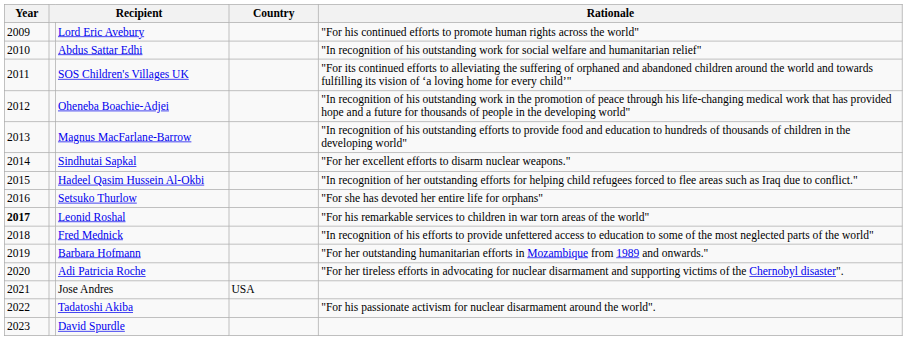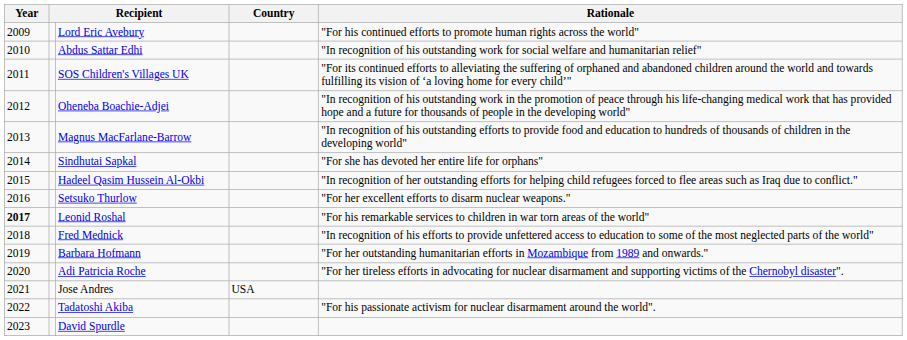(446, 162) "For her excellent efforts to disarm nuclear weapons." -> (432, 162) "For she has devoted her entire life for orphans"
(432, 198) "For she has devoted her entire life for orphans" -> (446, 198) "For her excellent efforts to disarm nuclear weapons."
